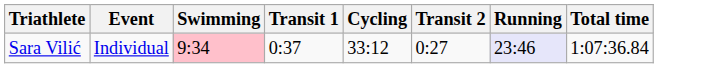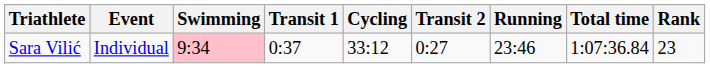+ column: (679, 18)
(515, 47) lavender background -> (515, 47) no background
